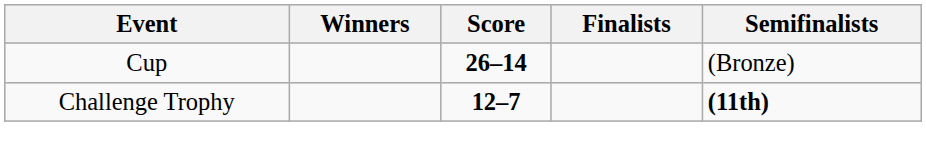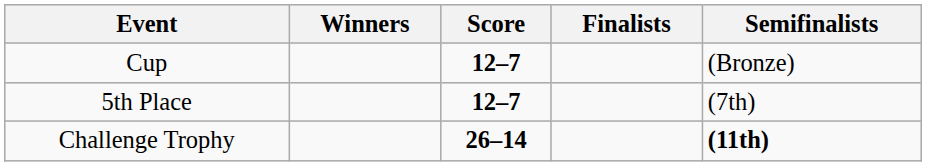(496, 62) 26–14 -> (496, 62) 12–7
+ row: (147, 101)
(496, 101) 12–7 -> (496, 140) 26–14
